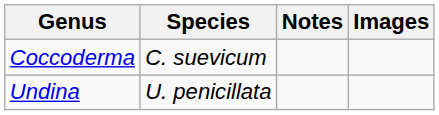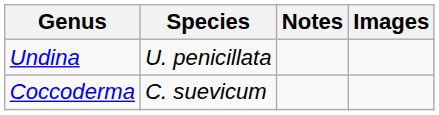rows swapped: (72, 57) <-> (45, 92)
